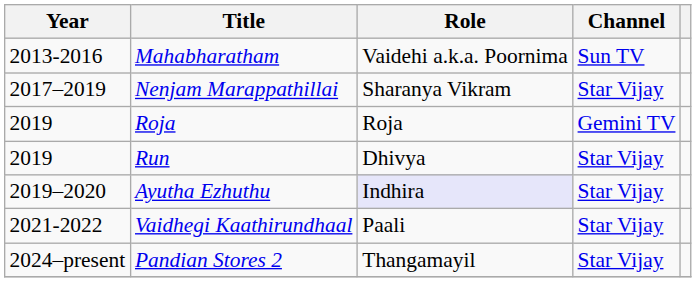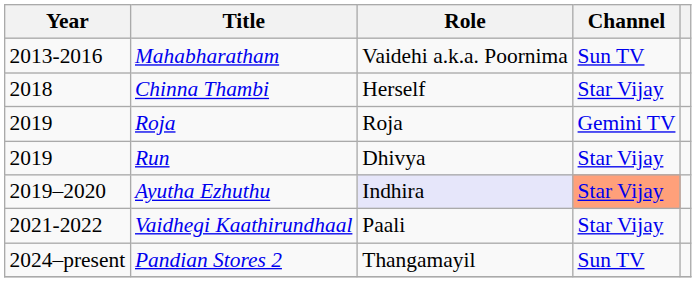+ row: (202, 89)
- row: (237, 89)
(621, 191) no background -> (621, 191) lightsalmon background
(621, 259) Star Vijay -> (611, 259) Sun TV
